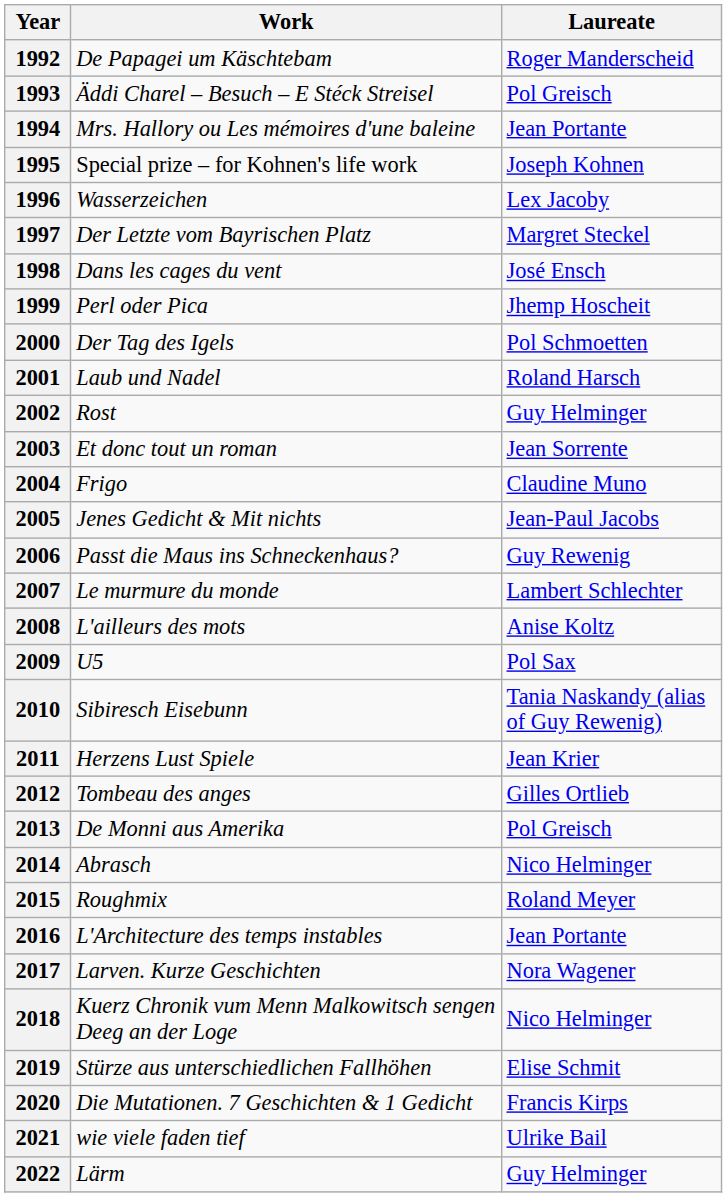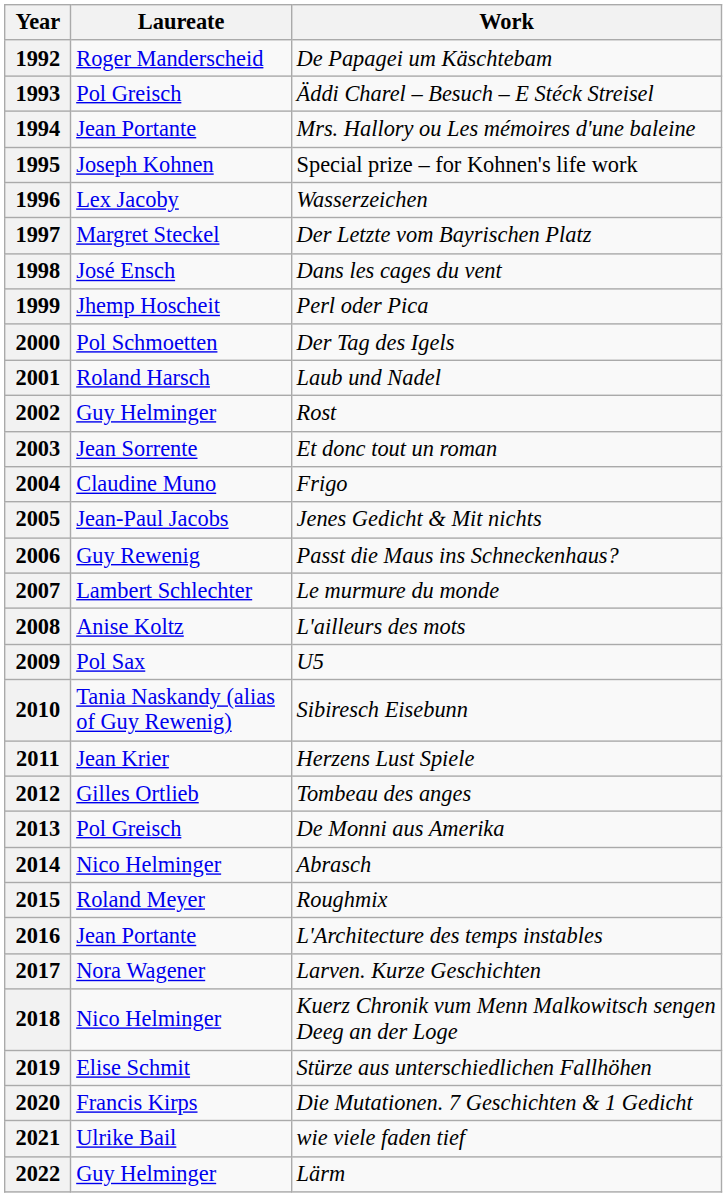columns swapped: (612, 22) <-> (286, 22)
